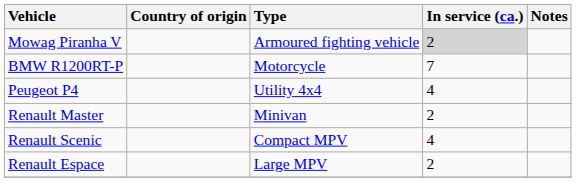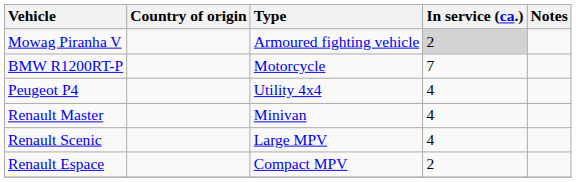(430, 115) 2 -> (430, 115) 4
(301, 139) Compact MPV -> (291, 139) Large MPV
(291, 164) Large MPV -> (301, 164) Compact MPV
